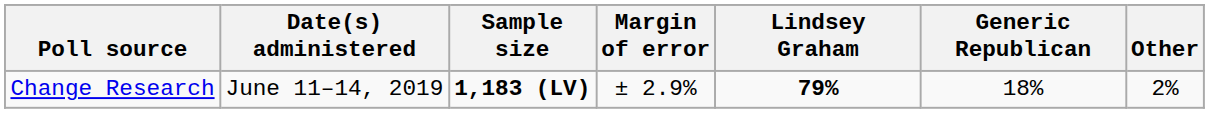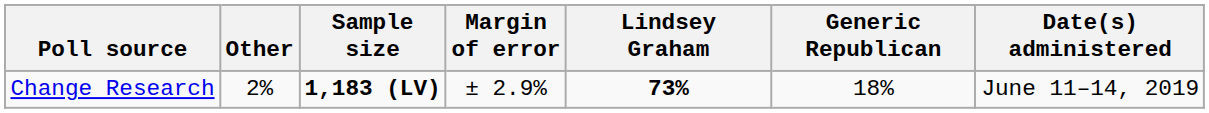columns swapped: (334, 37) <-> (1165, 51)
(818, 89) 79% -> (668, 89) 73%
